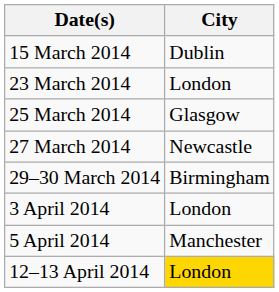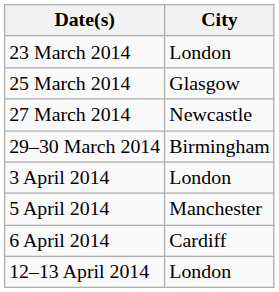- row: (70, 51)
+ row: (59, 240)
(200, 271) gold background -> (200, 271) no background
